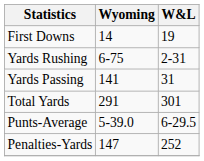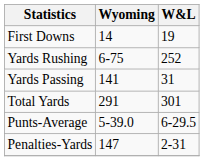(173, 58) 2-31 -> (171, 58) 252
(171, 144) 252 -> (173, 144) 2-31
